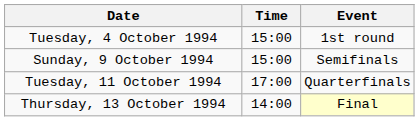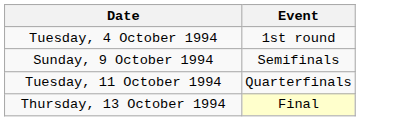- column: (272, 16)
